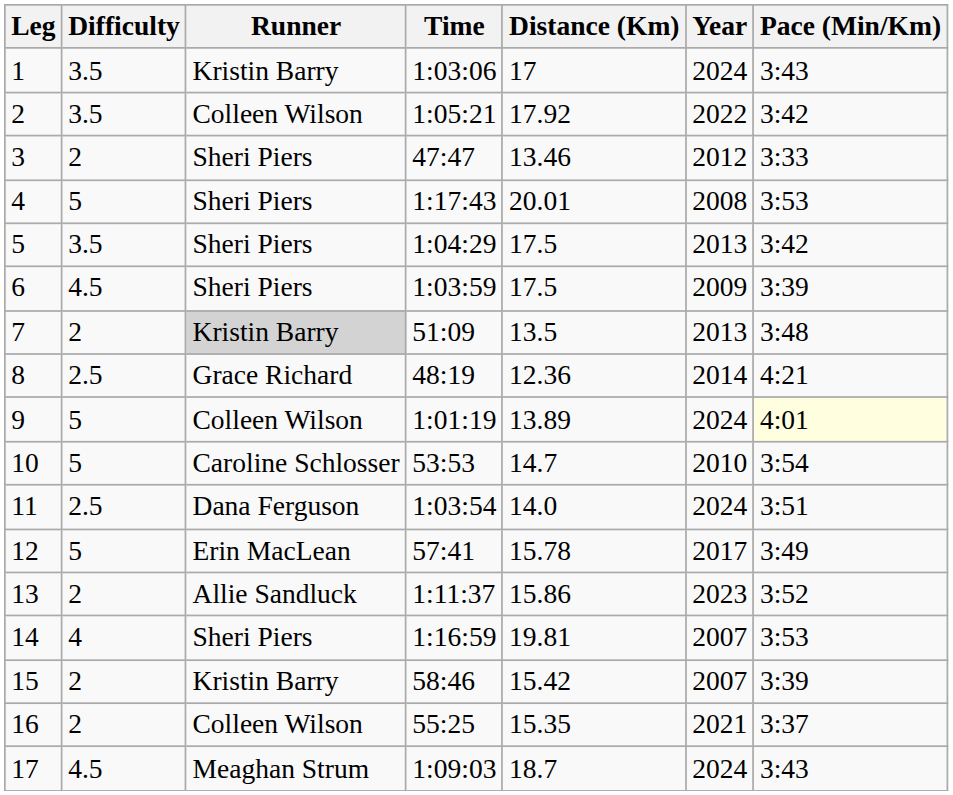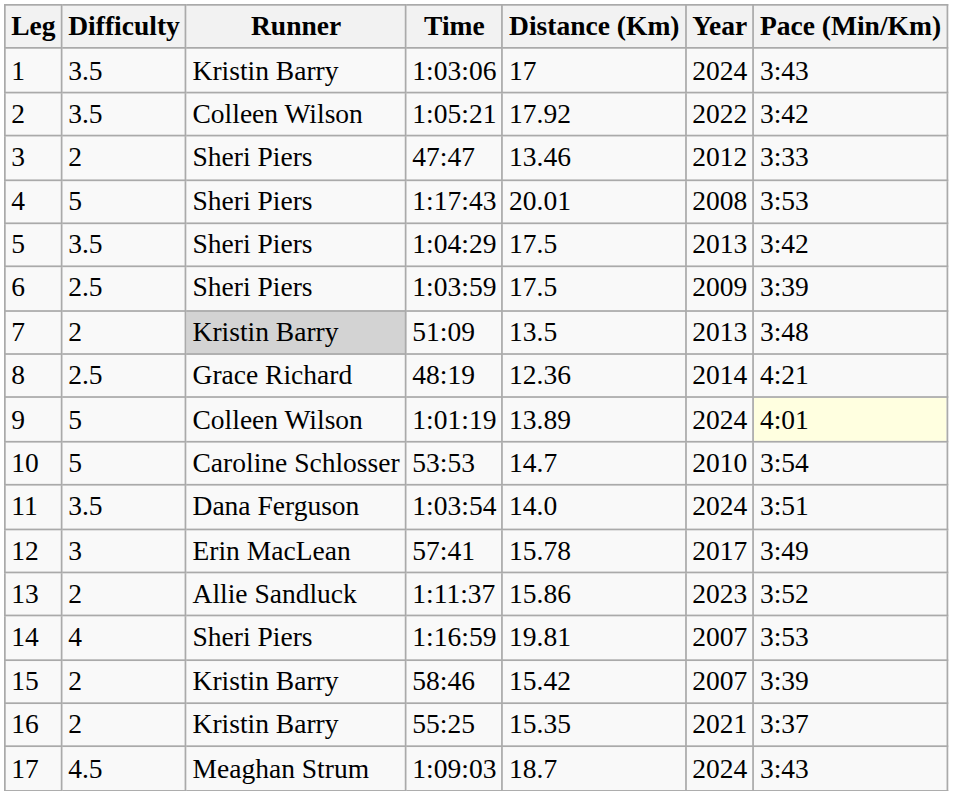(85, 288) 4.5 -> (85, 288) 2.5
(85, 506) 2.5 -> (85, 506) 3.5
(75, 550) 5 -> (75, 550) 3
(278, 724) Colleen Wilson -> (265, 724) Kristin Barry
